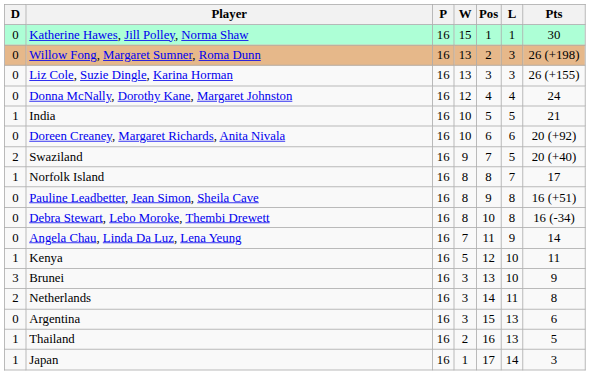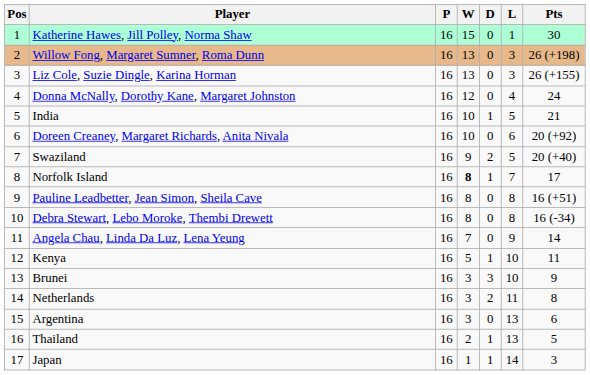columns swapped: (489, 14) <-> (15, 14)
(465, 177) normal -> (468, 177) bold
